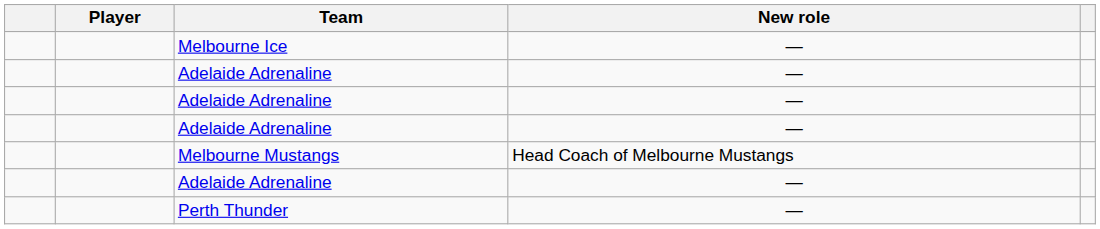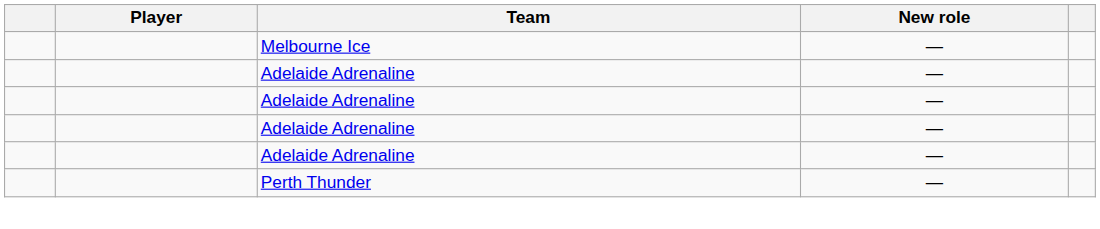- row: (259, 155)
